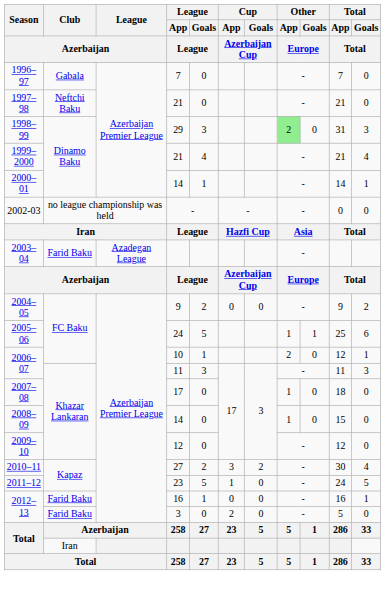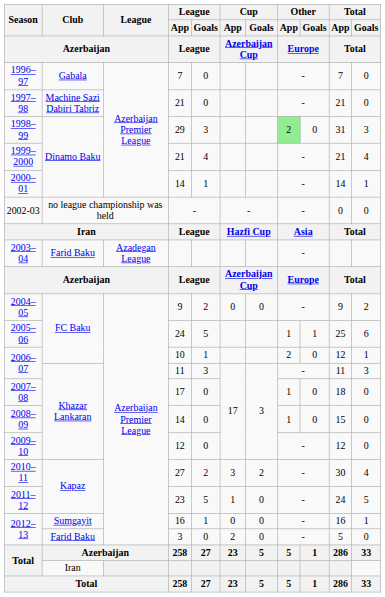(70, 103) Neftchi Baku -> (73, 103) Machine Sazi Dabiri Tabriz
(70, 498) Farid Baku -> (73, 521) Sumgayit
